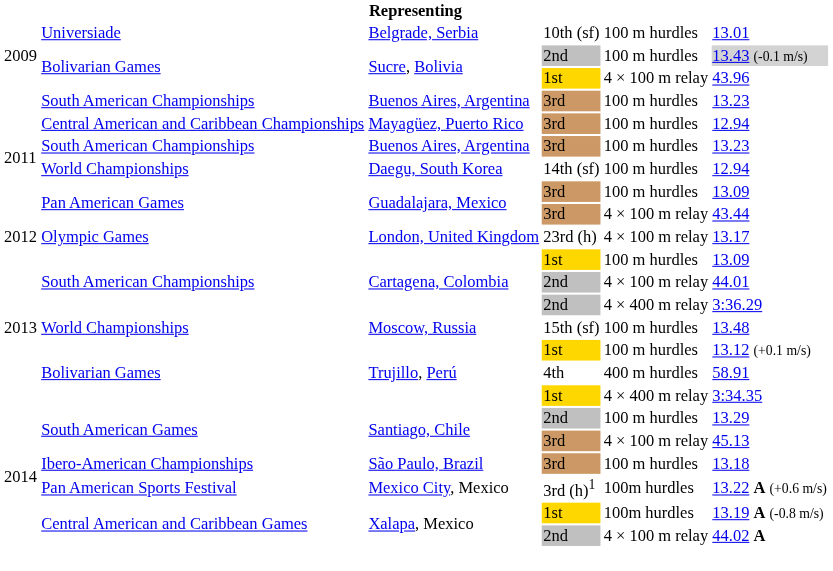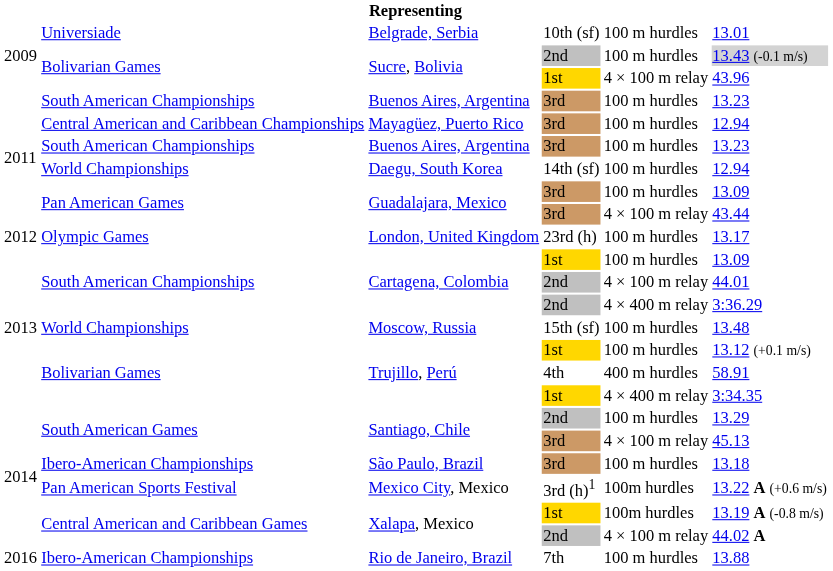(656, 236) 4 × 100 m relay -> (651, 236) 100 m hurdles
+ row: (440, 558)
